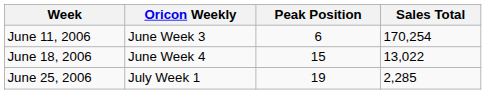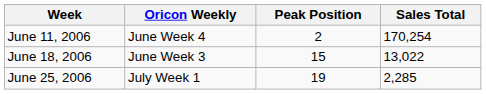(167, 36) June Week 3 -> (167, 36) June Week 4
(318, 36) 6 -> (318, 36) 2
(167, 57) June Week 4 -> (167, 57) June Week 3
